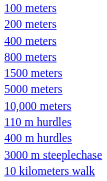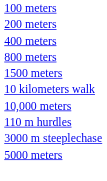rows swapped: (33, 89) <-> (50, 171)
- row: (38, 138)
